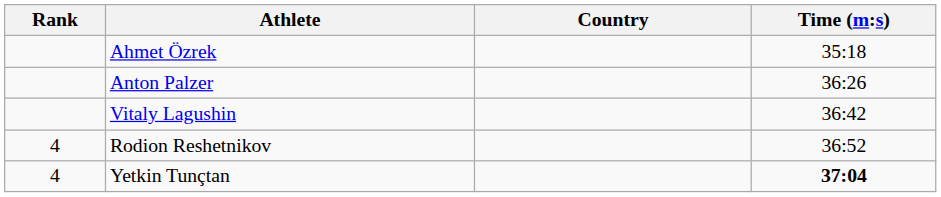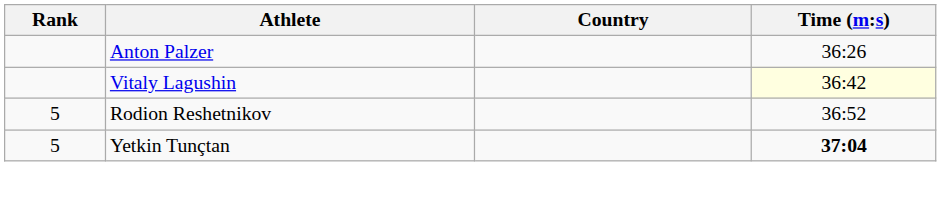- row: (163, 51)
(844, 113) no background -> (844, 82) lightyellow background
(55, 144) 4 -> (55, 113) 5
(55, 176) 4 -> (55, 144) 5
